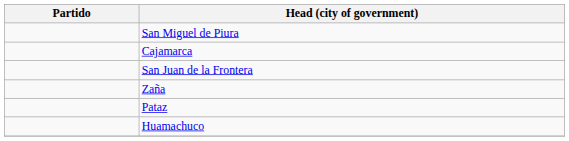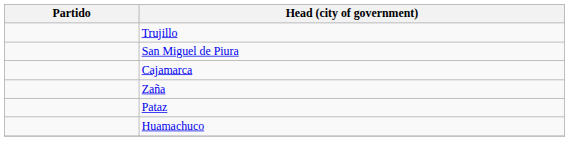+ row: (160, 32)
- row: (197, 70)
